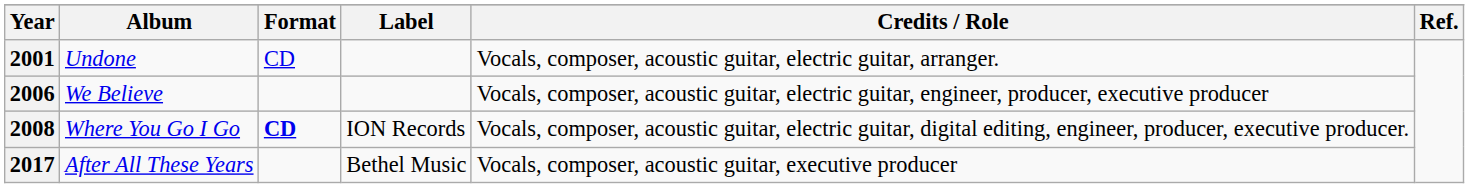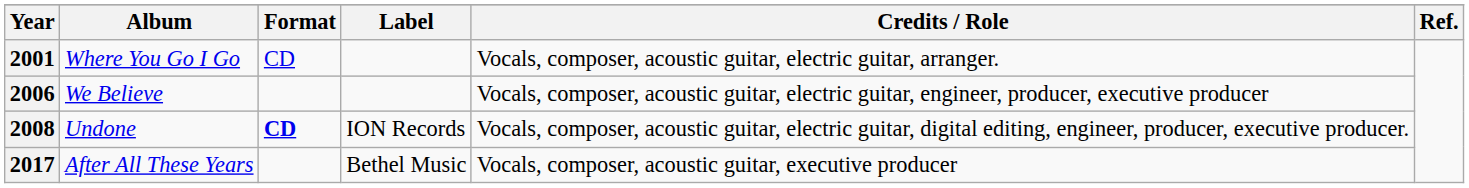(100, 57) Undone -> (153, 57) Where You Go I Go
(153, 128) Where You Go I Go -> (100, 128) Undone
